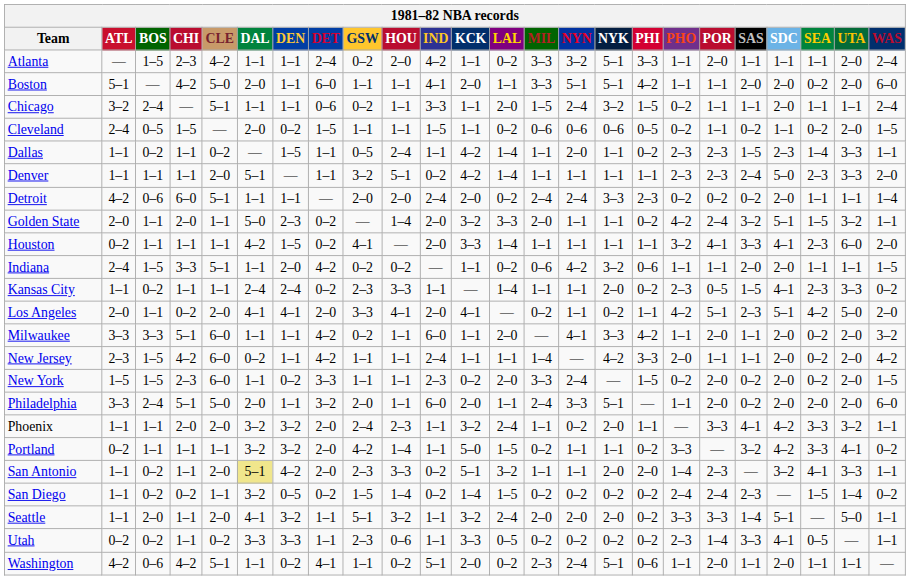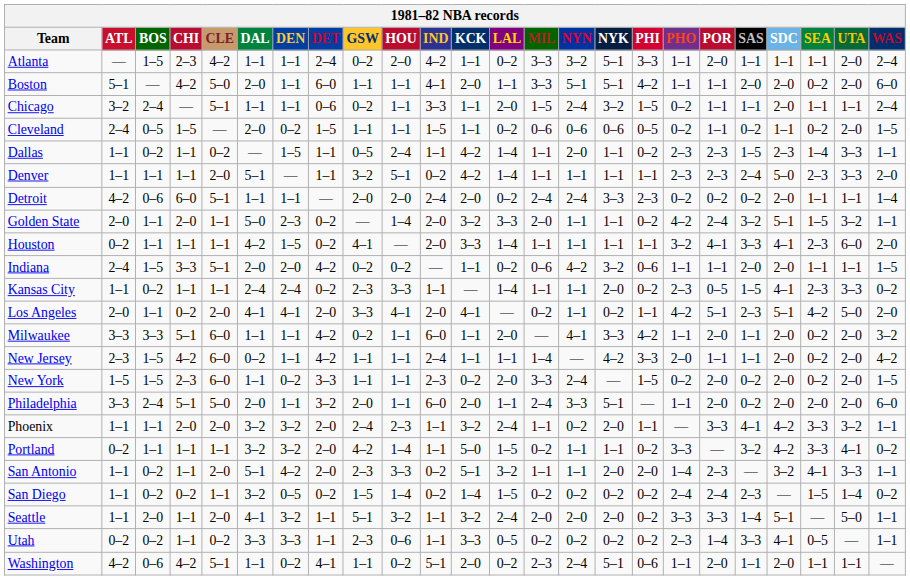(255, 266) 1–1 -> (255, 266) 2–0
(255, 472) khaki background -> (255, 472) no background
